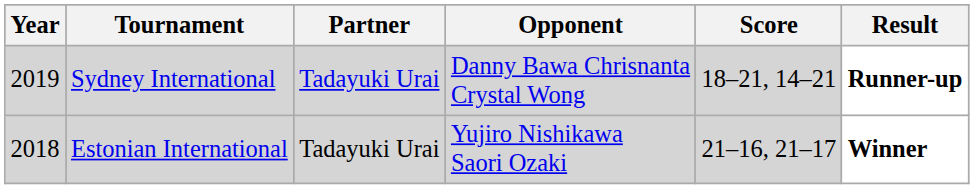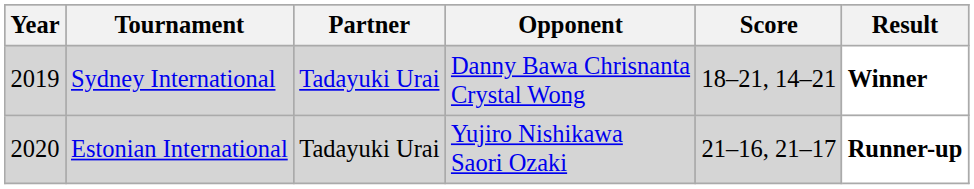(905, 79) Runner-up -> (888, 79) Winner
(35, 149) 2018 -> (35, 149) 2020
(888, 149) Winner -> (905, 149) Runner-up
